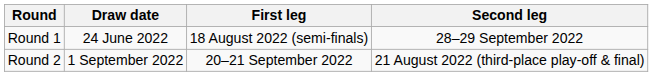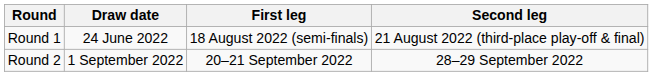(510, 37) 28–29 September 2022 -> (510, 37) 21 August 2022 (third-place play-off & final)
(510, 60) 21 August 2022 (third-place play-off & final) -> (510, 60) 28–29 September 2022
